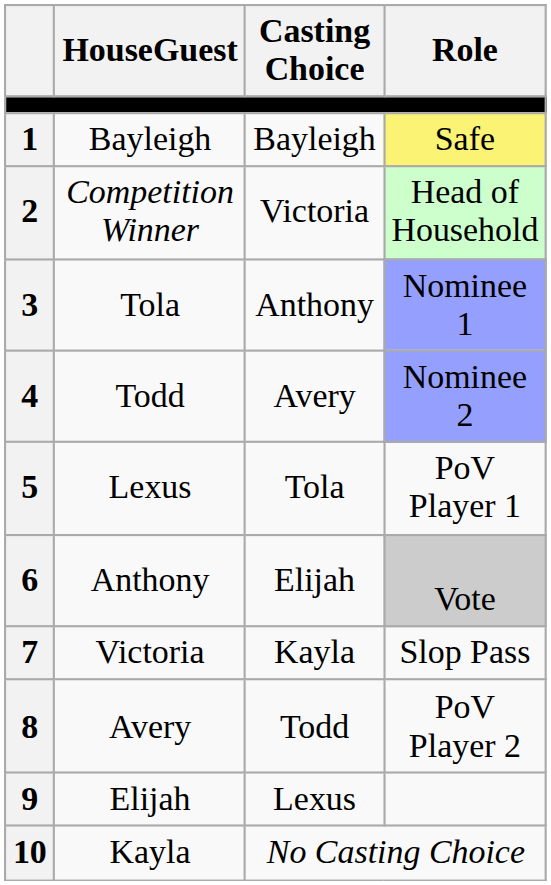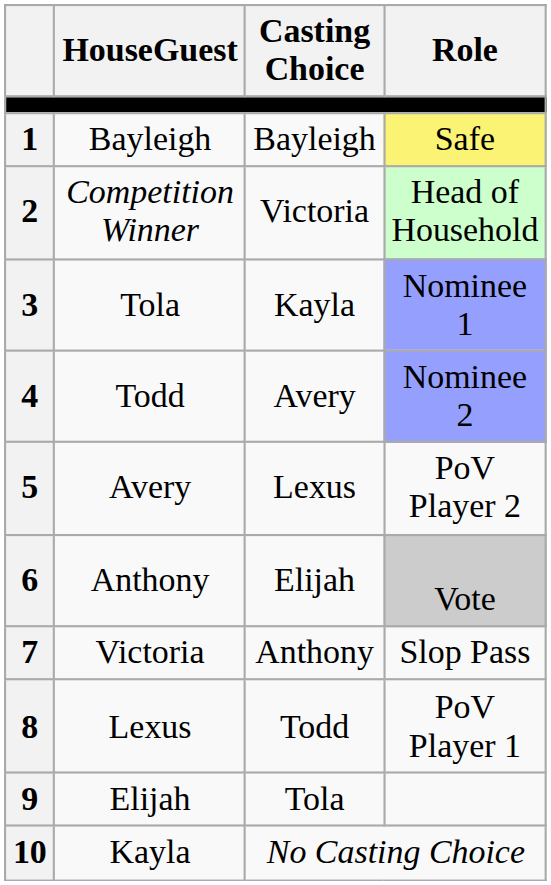(315, 303) Anthony -> (315, 303) Kayla
(150, 487) Lexus -> (150, 487) Avery
(315, 487) Tola -> (315, 487) Lexus
(465, 487) PoV Player 1 -> (465, 487) PoV Player 2
(315, 652) Kayla -> (315, 652) Anthony
(150, 725) Avery -> (150, 725) Lexus
(465, 725) PoV Player 2 -> (465, 725) PoV Player 1
(315, 798) Lexus -> (315, 798) Tola
